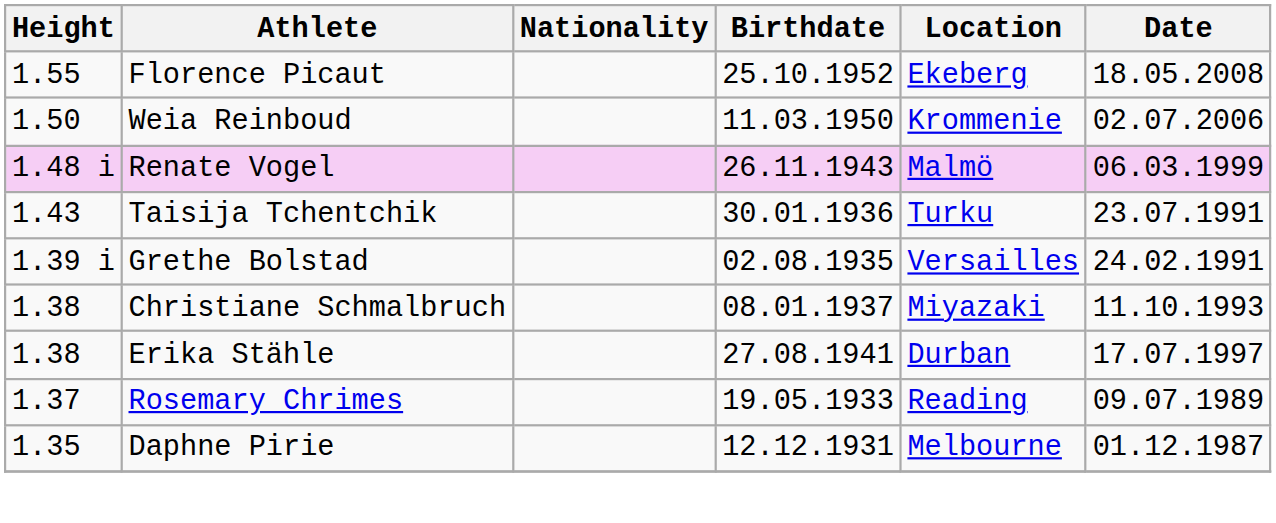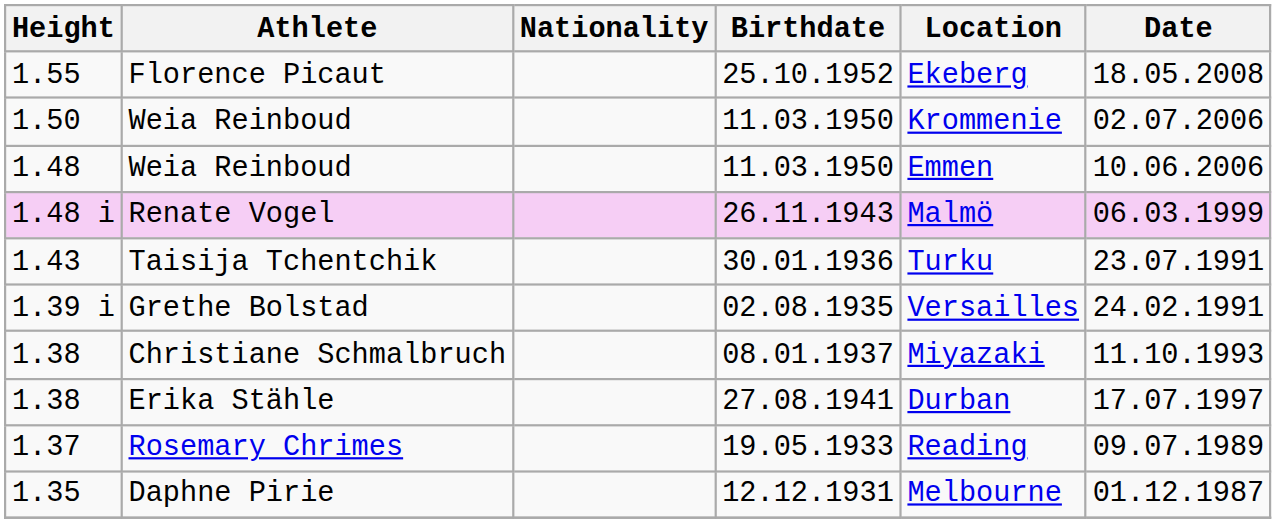+ row: (46, 168)
